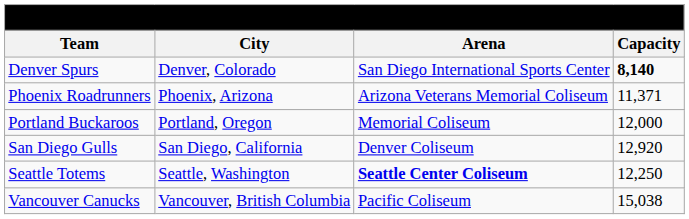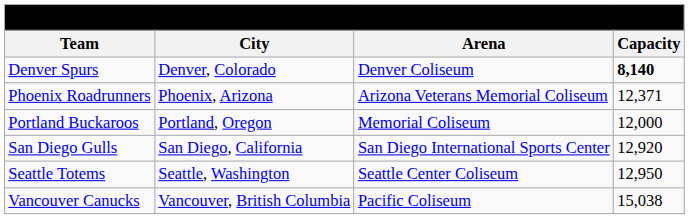(484, 69) San Diego International Sports Center -> (416, 69) Denver Coliseum
(640, 95) 11,371 -> (640, 95) 12,371
(416, 148) Denver Coliseum -> (484, 148) San Diego International Sports Center
(443, 174) bold -> (438, 174) normal
(640, 174) 12,250 -> (640, 174) 12,950
